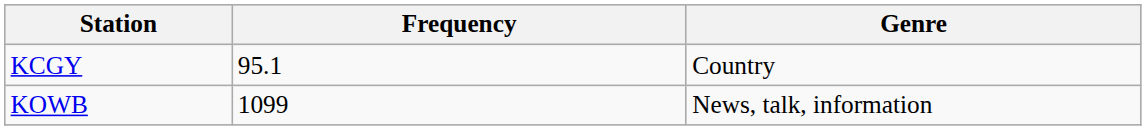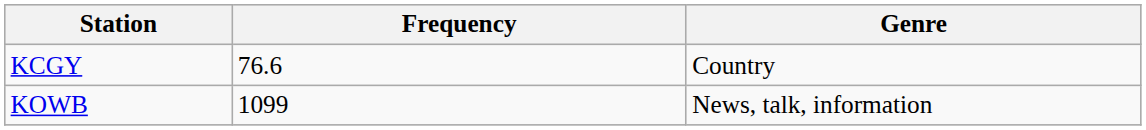(260, 64) 95.1 -> (260, 64) 76.6
